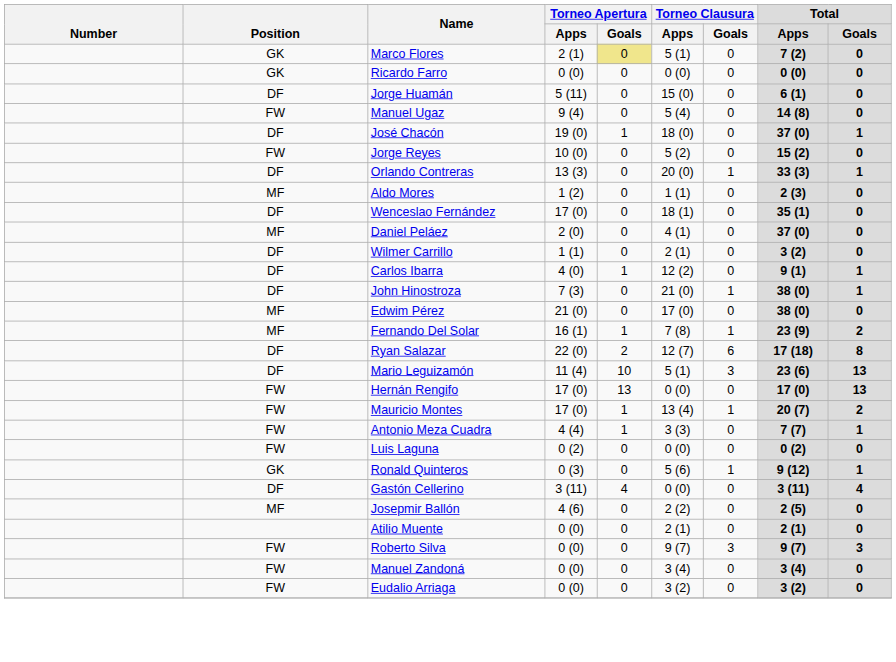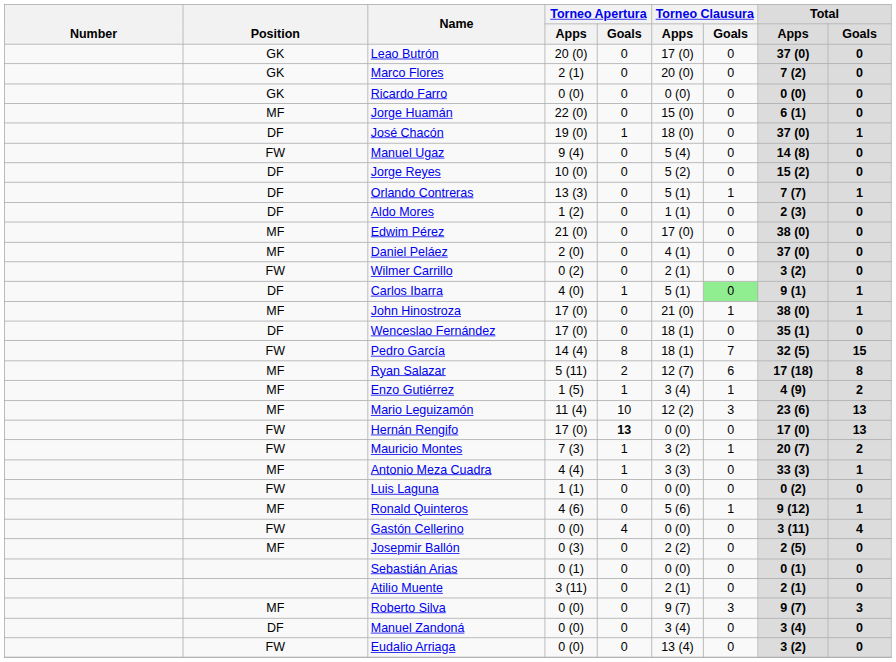+ row: (405, 53)
(624, 53) khaki background -> (624, 73) no background
(677, 53) 5 (1) -> (677, 73) 20 (0)
(275, 93) DF -> (275, 113) MF
(571, 93) 5 (11) -> (571, 113) 22 (0)
rows swapped: (408, 113) <-> (407, 133)
(275, 152) FW -> (275, 172) DF
(677, 172) 20 (0) -> (677, 192) 5 (1)
(793, 172) 33 (3) -> (793, 192) 7 (7)
(275, 192) MF -> (275, 212) DF
rows swapped: (433, 212) <-> (408, 311)
(275, 251) DF -> (275, 271) FW
(571, 251) 1 (1) -> (571, 271) 0 (2)
(677, 271) 12 (2) -> (677, 291) 5 (1)
(731, 271) no background -> (731, 291) lightgreen background
(275, 291) DF -> (275, 311) MF
(571, 291) 7 (3) -> (571, 311) 17 (0)
- row: (425, 331)
+ row: (408, 350)
(275, 350) DF -> (275, 370) MF
(571, 350) 22 (0) -> (571, 370) 5 (11)
+ row: (412, 390)
(275, 370) DF -> (275, 410) MF
(677, 370) 5 (1) -> (677, 410) 12 (2)
(624, 390) normal -> (624, 430) bold
(571, 410) 17 (0) -> (571, 449) 7 (3)
(677, 410) 13 (4) -> (677, 449) 3 (2)
(275, 430) FW -> (275, 469) MF
(793, 430) 7 (7) -> (793, 469) 33 (3)
(571, 449) 0 (2) -> (571, 489) 1 (1)
(275, 469) GK -> (275, 509) MF
(571, 469) 0 (3) -> (571, 509) 4 (6)
(275, 489) DF -> (275, 529) FW
(571, 489) 3 (11) -> (571, 529) 0 (0)
(571, 509) 4 (6) -> (571, 548) 0 (3)
+ row: (414, 568)
(571, 529) 0 (0) -> (571, 588) 3 (11)
(275, 548) FW -> (275, 608) MF
(275, 568) FW -> (275, 627) DF
(677, 588) 3 (2) -> (677, 647) 13 (4)
